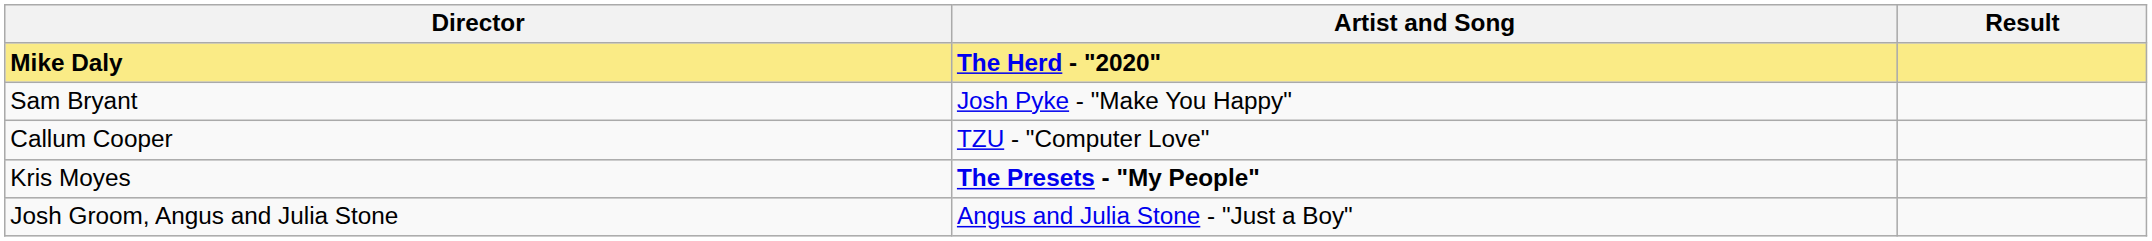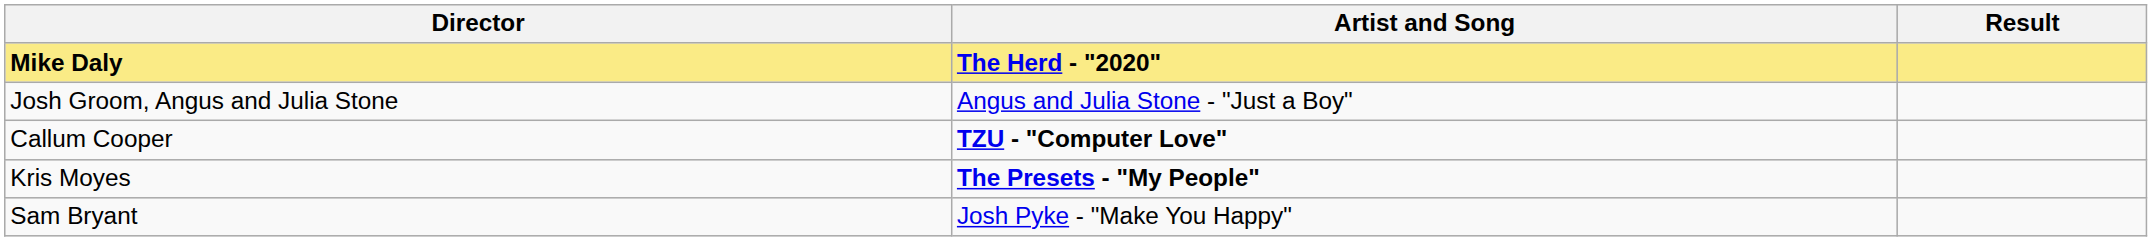rows swapped: (204, 216) <-> (74, 100)
(1083, 139) normal -> (1092, 139) bold
